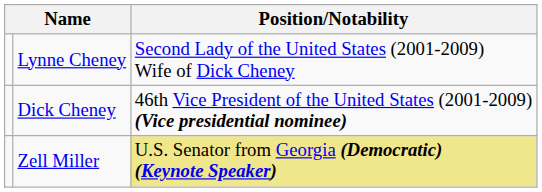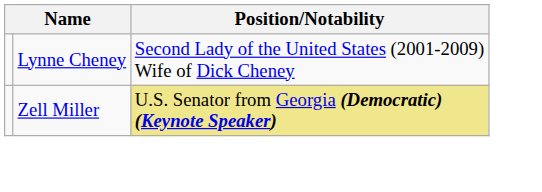- row: (67, 110)
